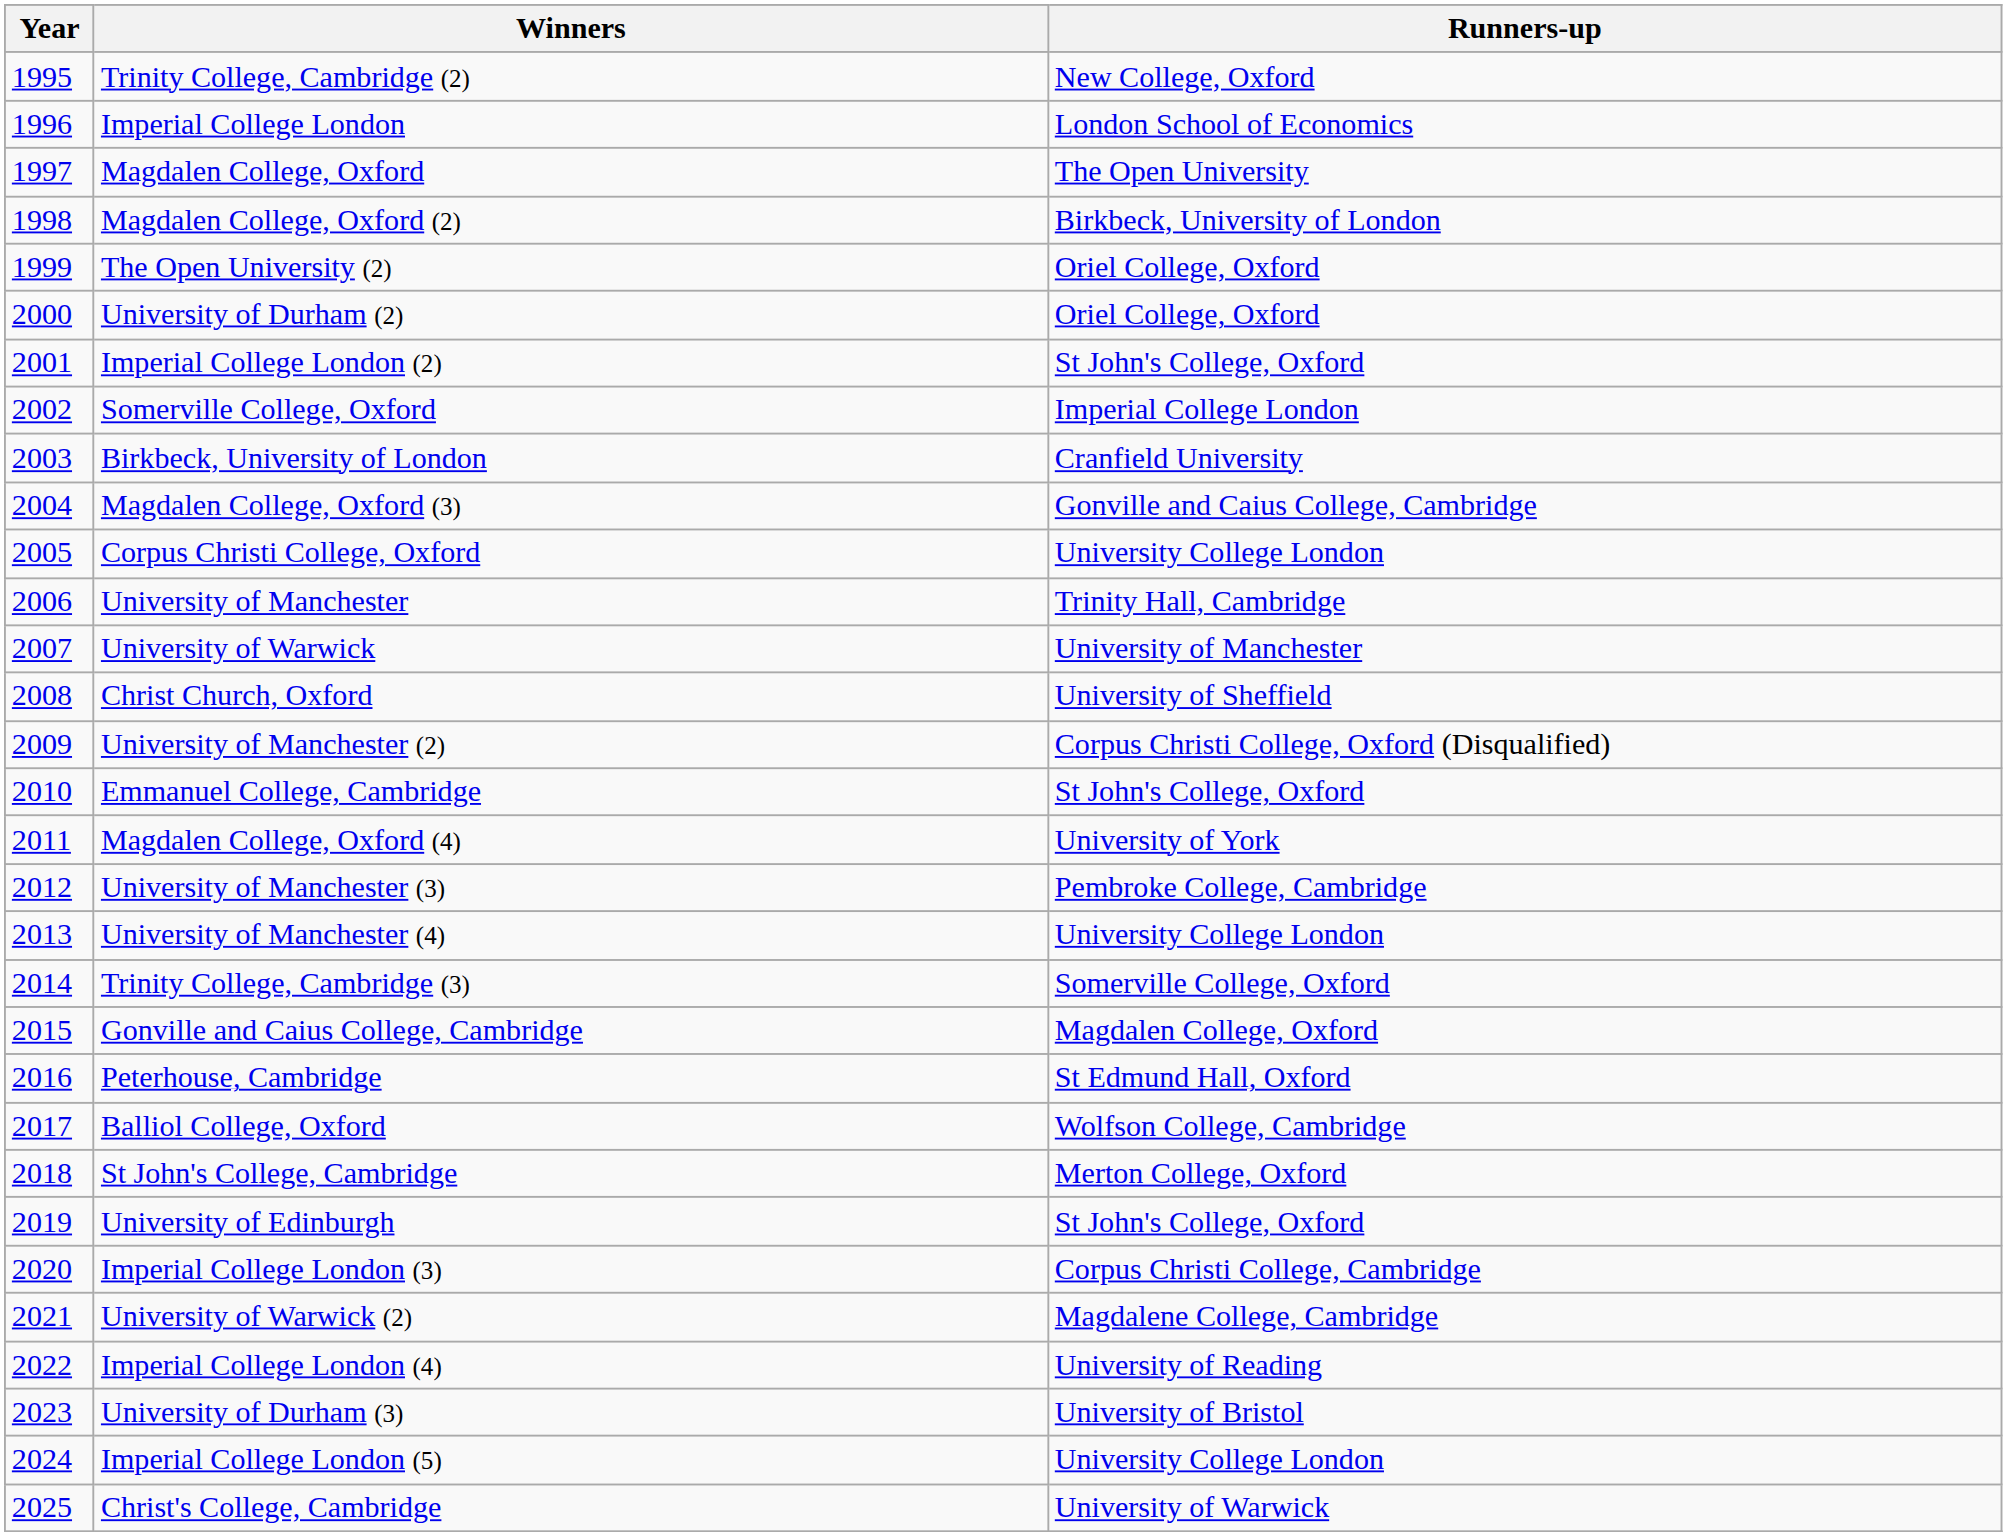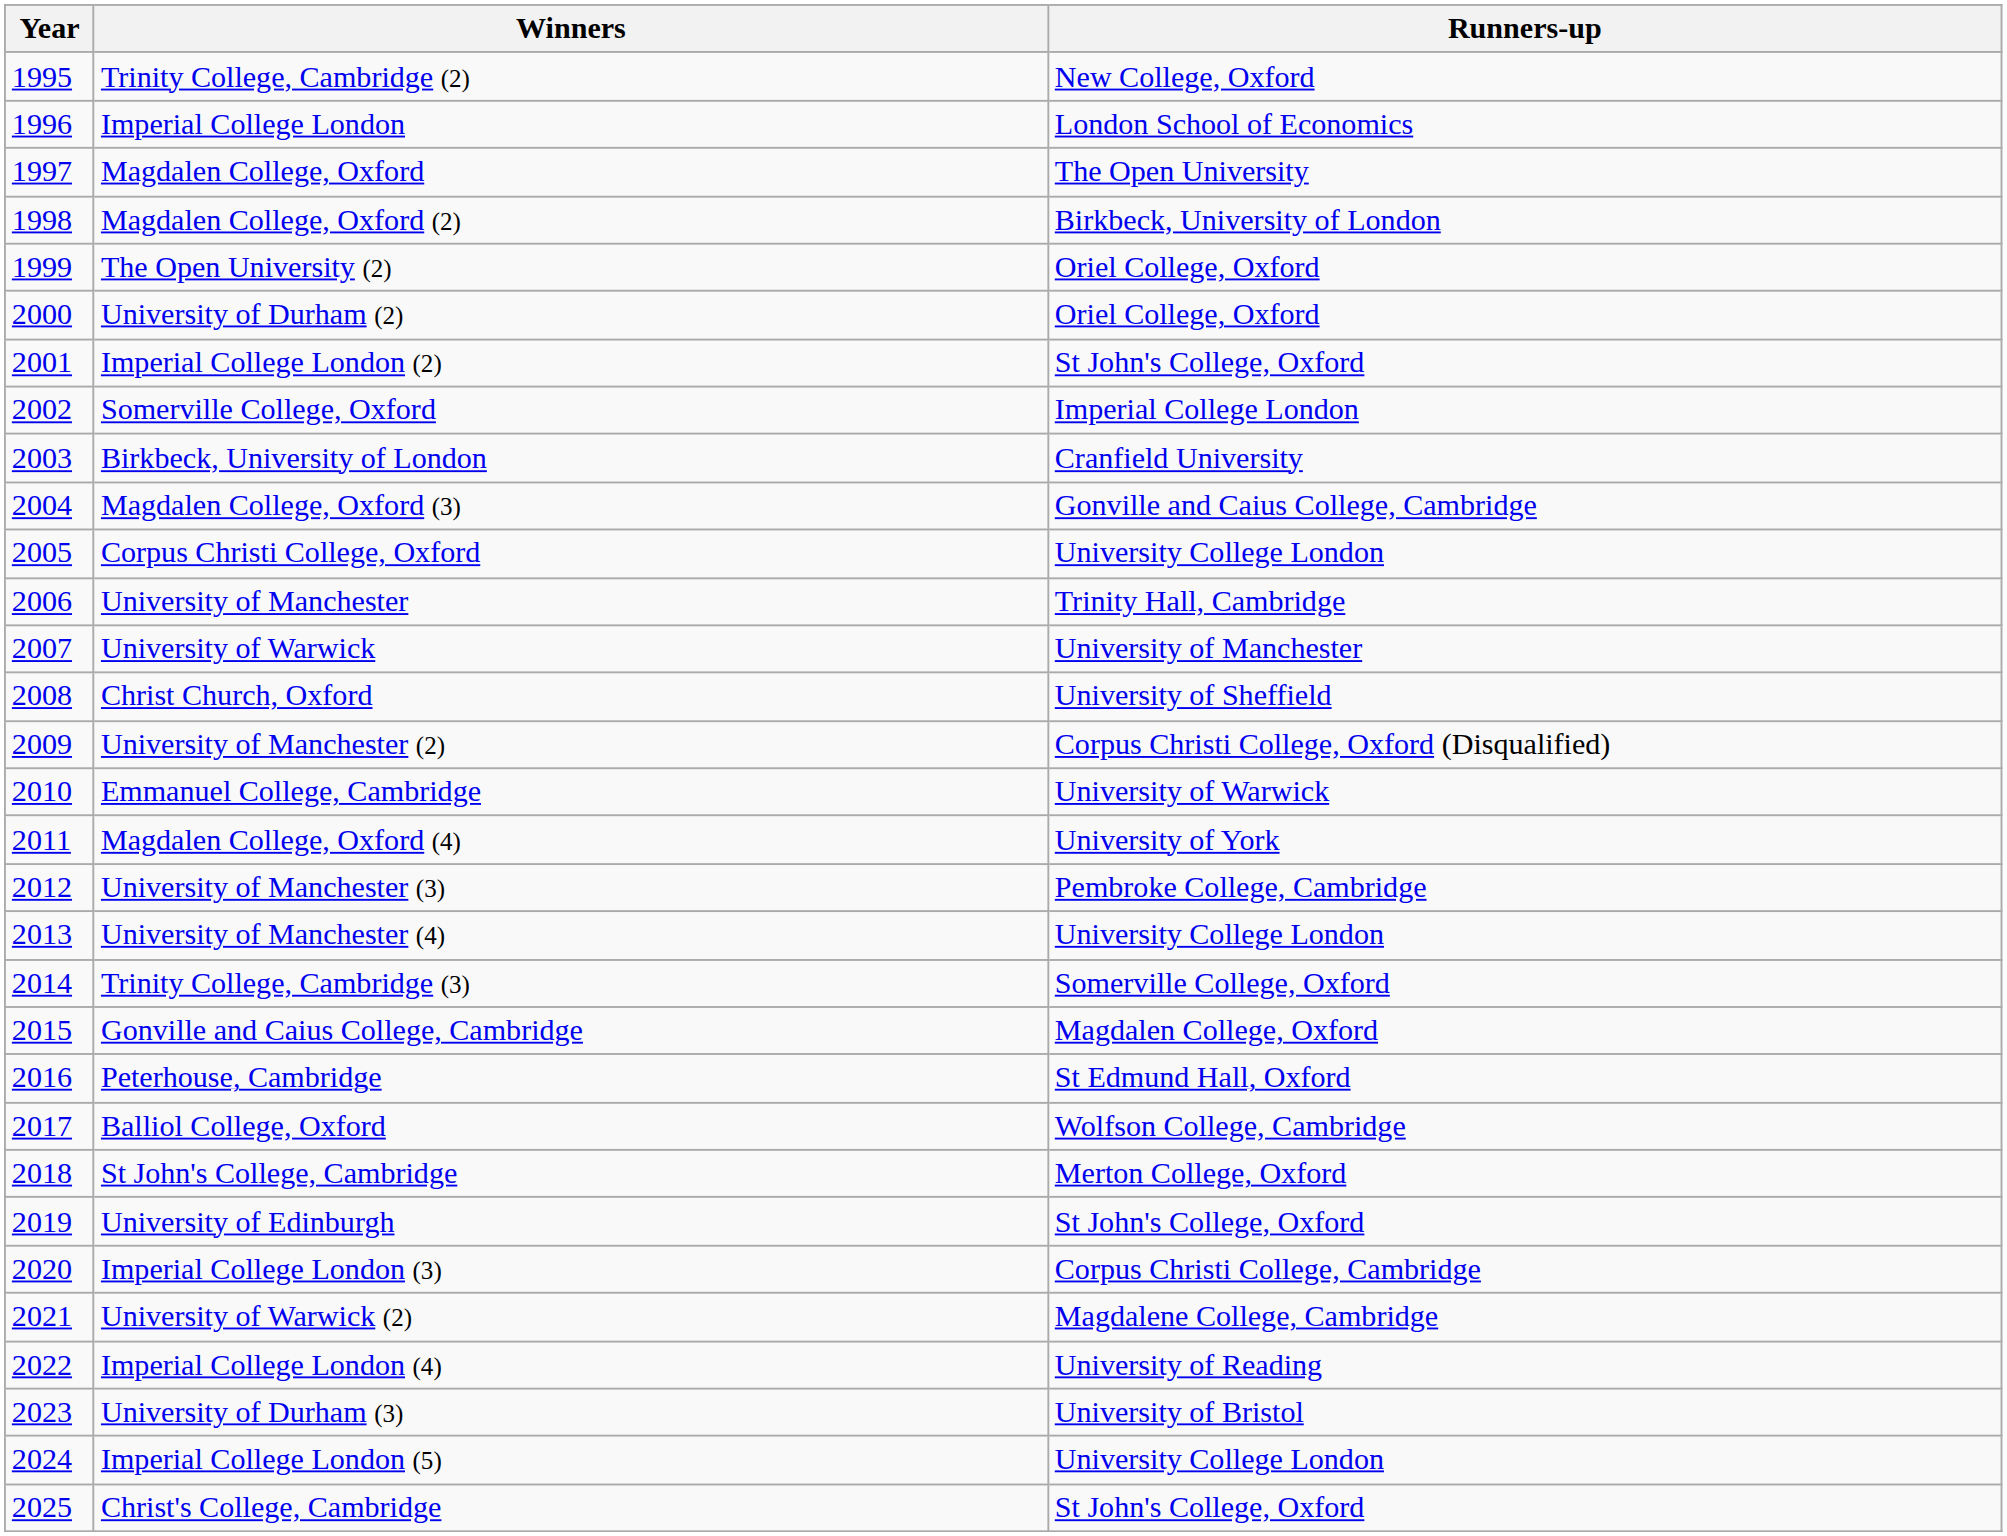(1210, 791) St John's College, Oxford -> (1192, 791) University of Warwick
(1192, 1507) University of Warwick -> (1210, 1507) St John's College, Oxford
